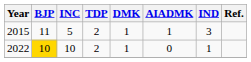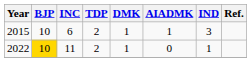(44, 31) 11 -> (44, 31) 10
(70, 31) 5 -> (70, 31) 6
(70, 48) 10 -> (70, 48) 11
